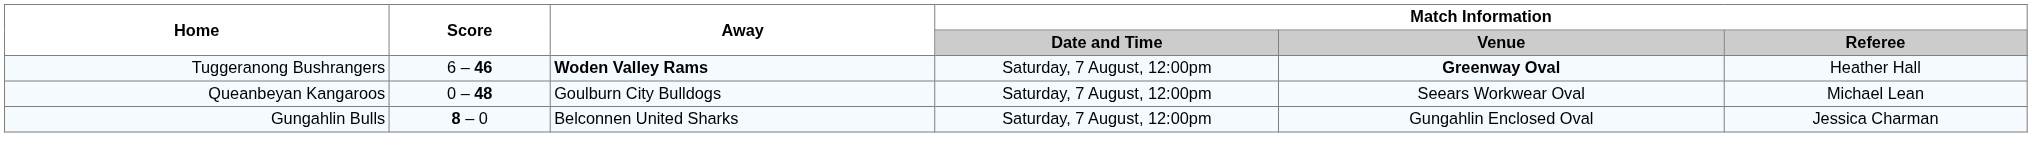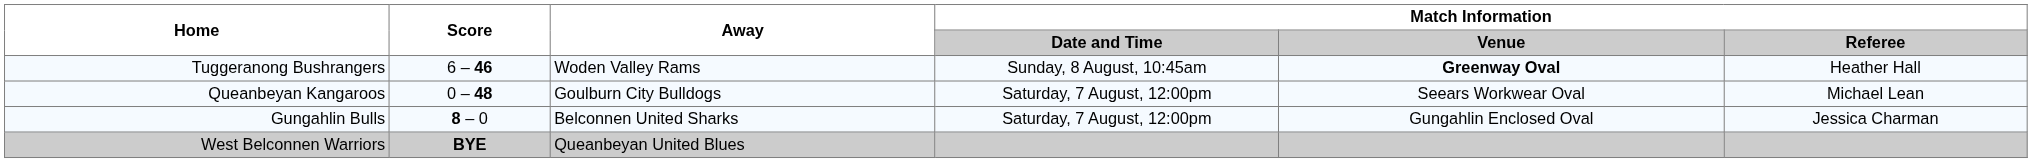(631, 68) bold -> (627, 68) normal
(1107, 68) Saturday, 7 August, 12:00pm -> (1107, 68) Sunday, 8 August, 10:45am
+ row: (293, 144)
